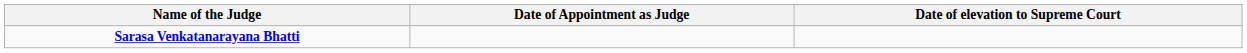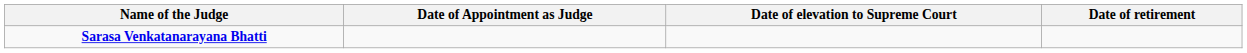+ column: (1142, 15)
